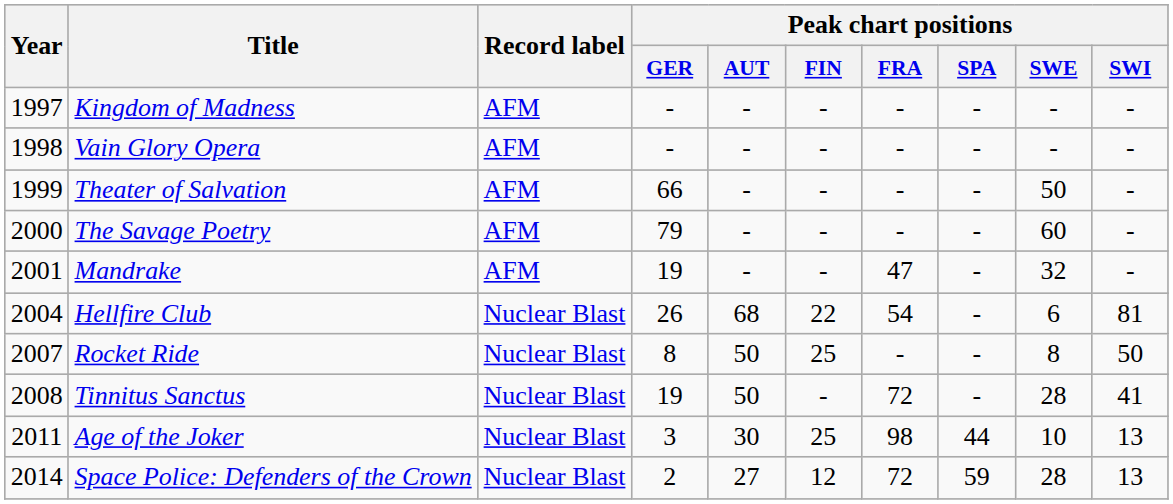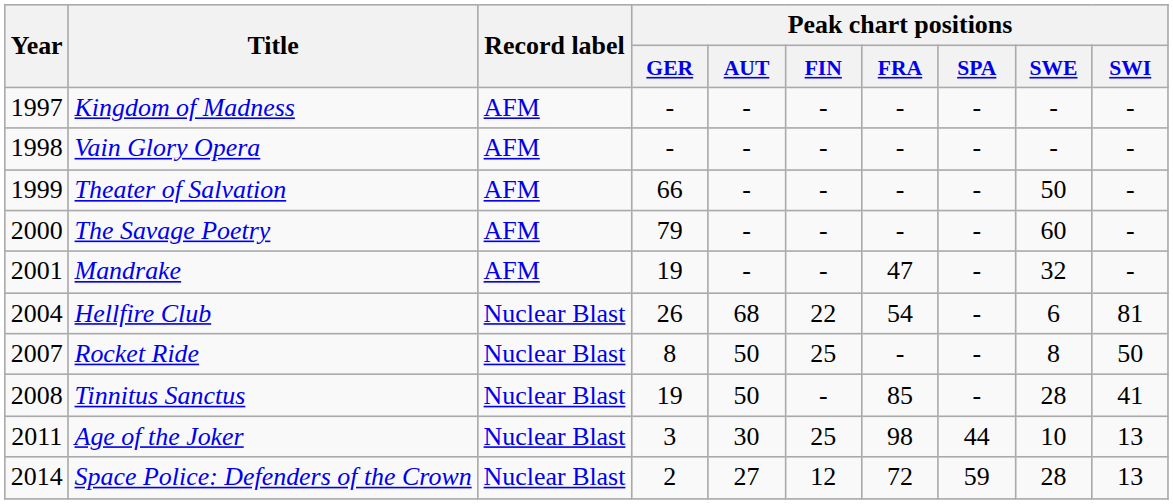(900, 395) 72 -> (900, 395) 85
